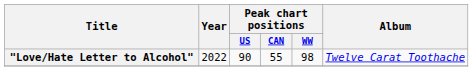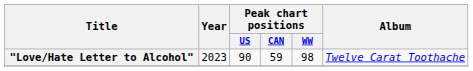(214, 57) 2022 -> (214, 57) 2023
(276, 57) 55 -> (276, 57) 59
